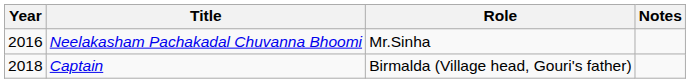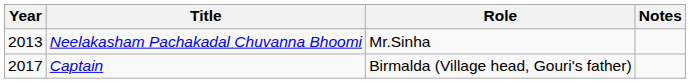(25, 41) 2016 -> (25, 41) 2013
(25, 66) 2018 -> (25, 66) 2017
